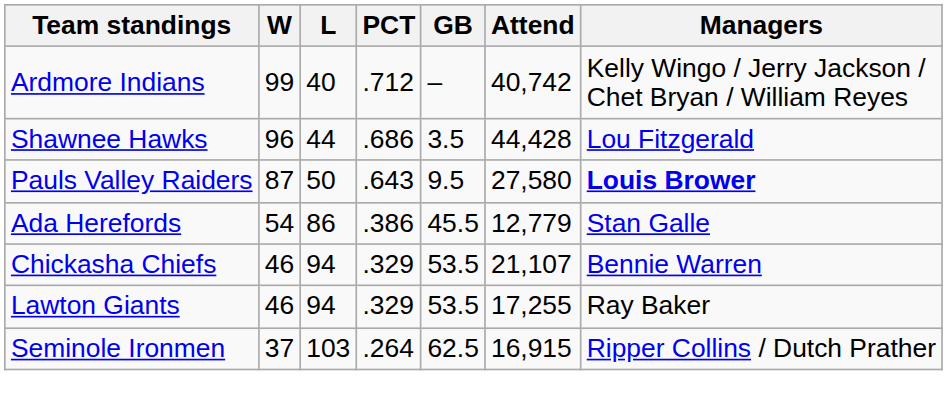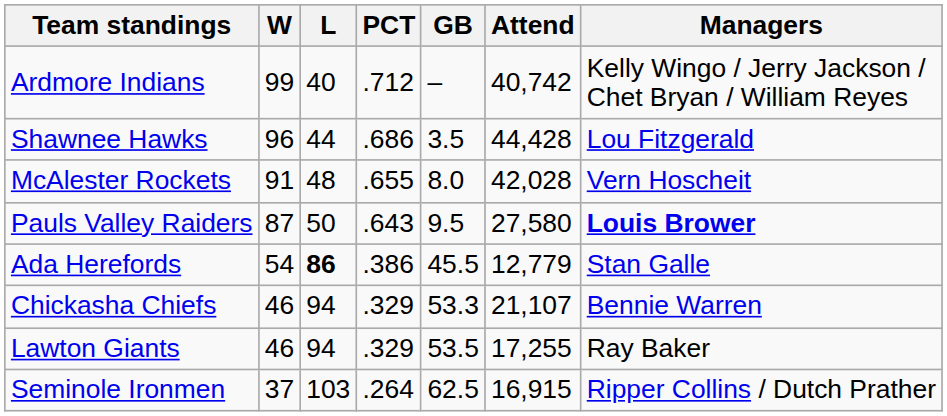+ row: (121, 180)
(321, 222) normal -> (321, 264) bold
(453, 264) 53.5 -> (453, 306) 53.3
